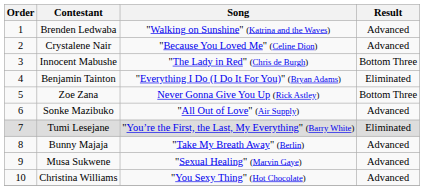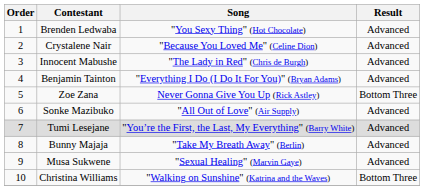(238, 29) "Walking on Sunshine" (Katrina and the Waves) -> (238, 29) "You Sexy Thing" (Hot Chocolate)
(388, 62) Bottom Three -> (388, 62) Advanced
(388, 78) Eliminated -> (388, 78) Advanced
(388, 128) Eliminated -> (388, 128) Advanced
(238, 177) "You Sexy Thing" (Hot Chocolate) -> (238, 177) "Walking on Sunshine" (Katrina and the Waves)
(388, 177) Advanced -> (388, 177) Bottom Three
